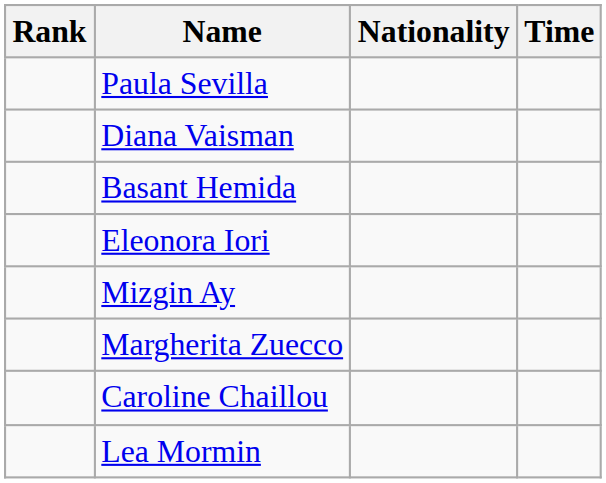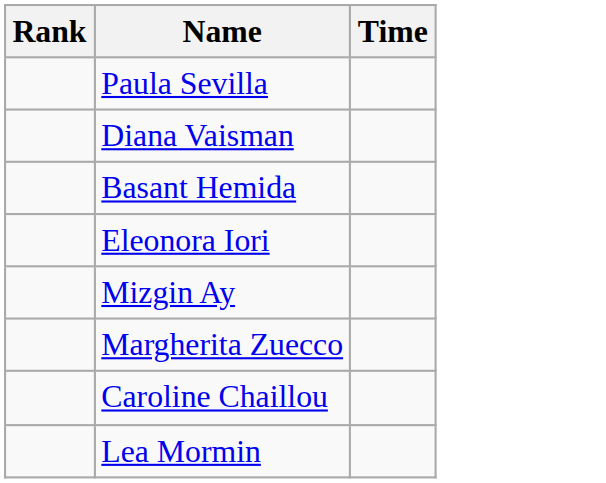- column: (434, 30)
